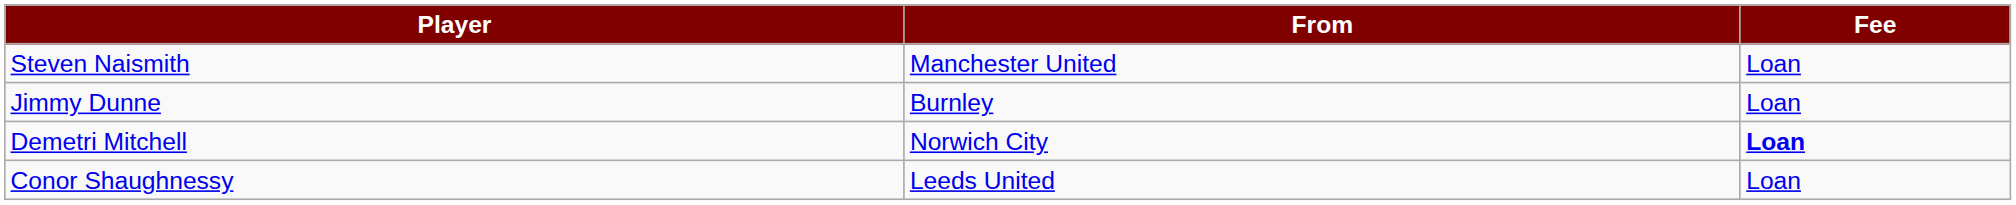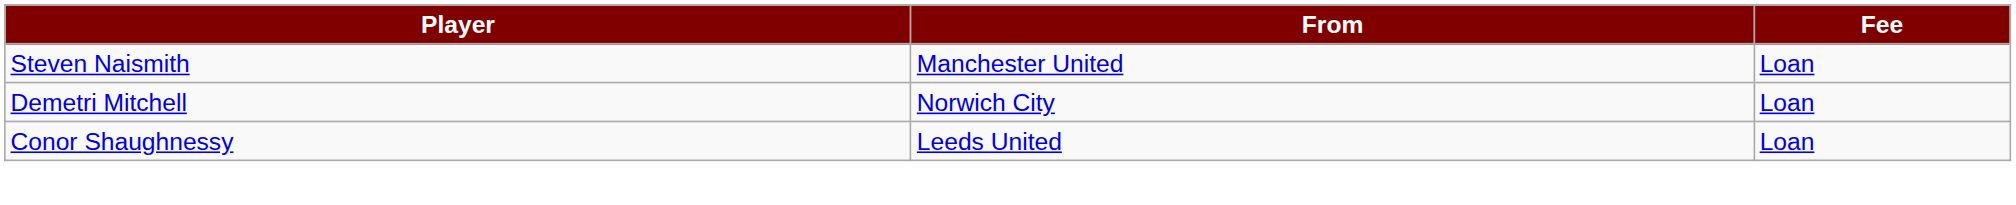- row: (86, 102)
(1776, 141) bold -> (1787, 102) normal
